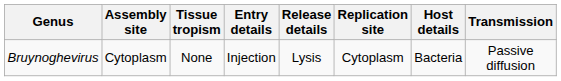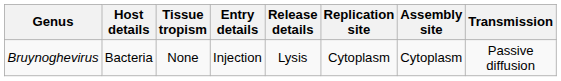columns swapped: (438, 22) <-> (136, 22)
